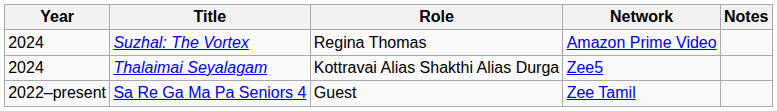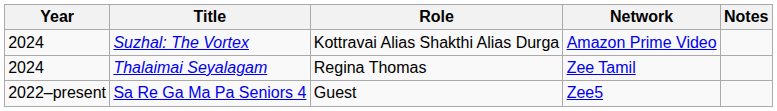(370, 42) Regina Thomas -> (437, 42) Kottravai Alias Shakthi Alias Durga
(437, 67) Kottravai Alias Shakthi Alias Durga -> (370, 67) Regina Thomas
(585, 67) Zee5 -> (601, 67) Zee Tamil
(601, 93) Zee Tamil -> (585, 93) Zee5
